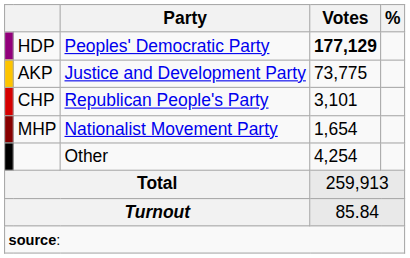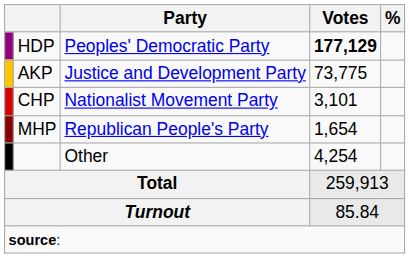(167, 101) Republican People's Party -> (171, 101) Nationalist Movement Party
(171, 128) Nationalist Movement Party -> (167, 128) Republican People's Party
